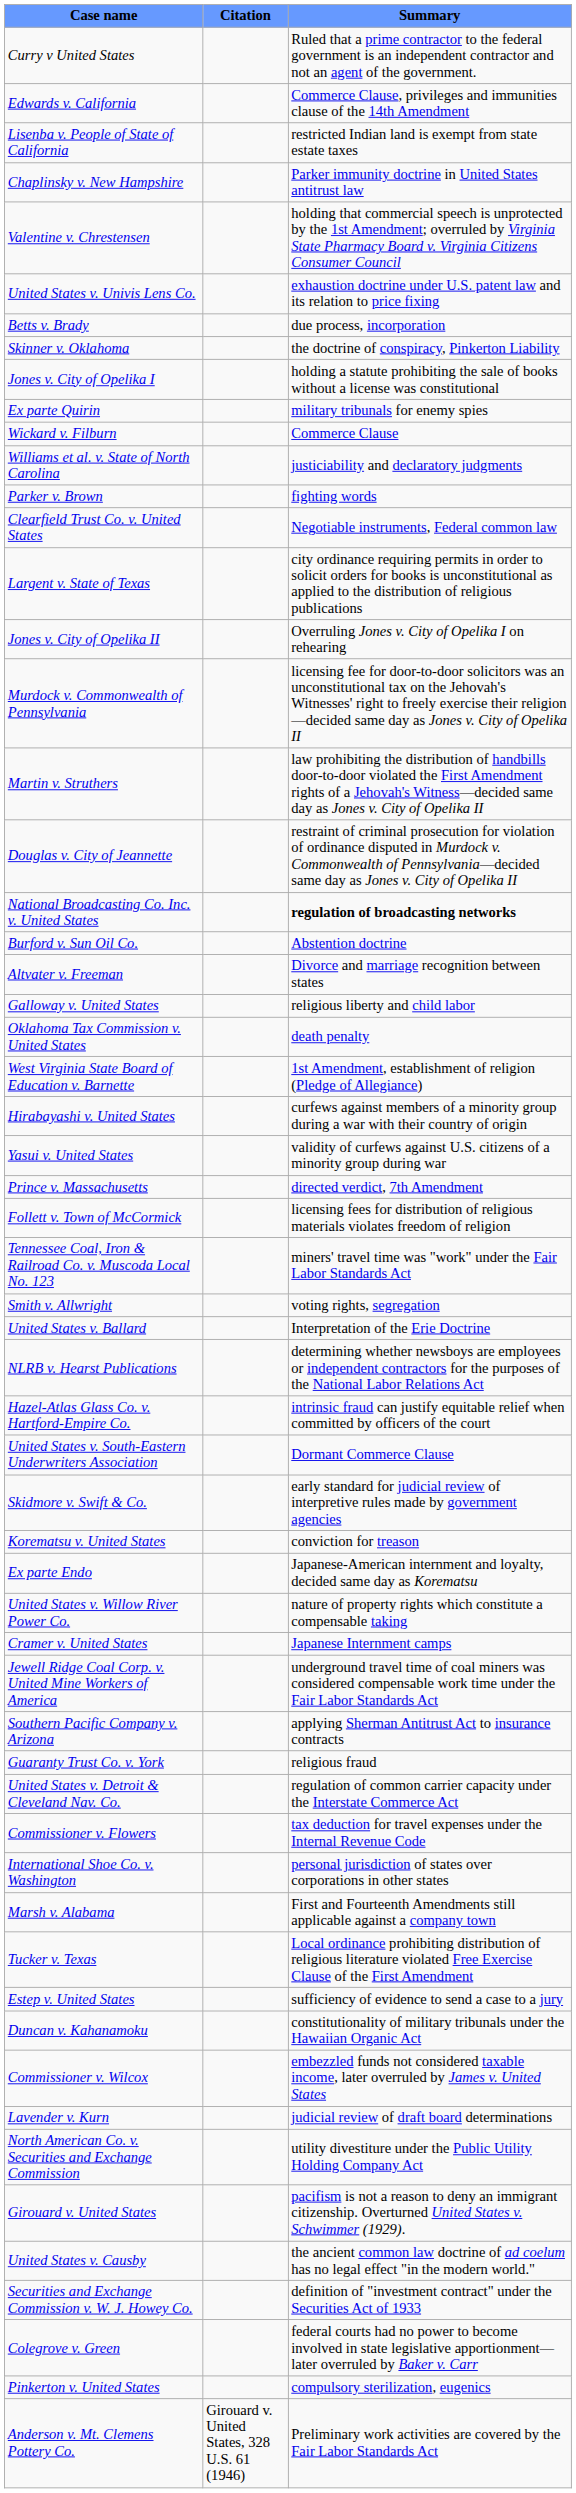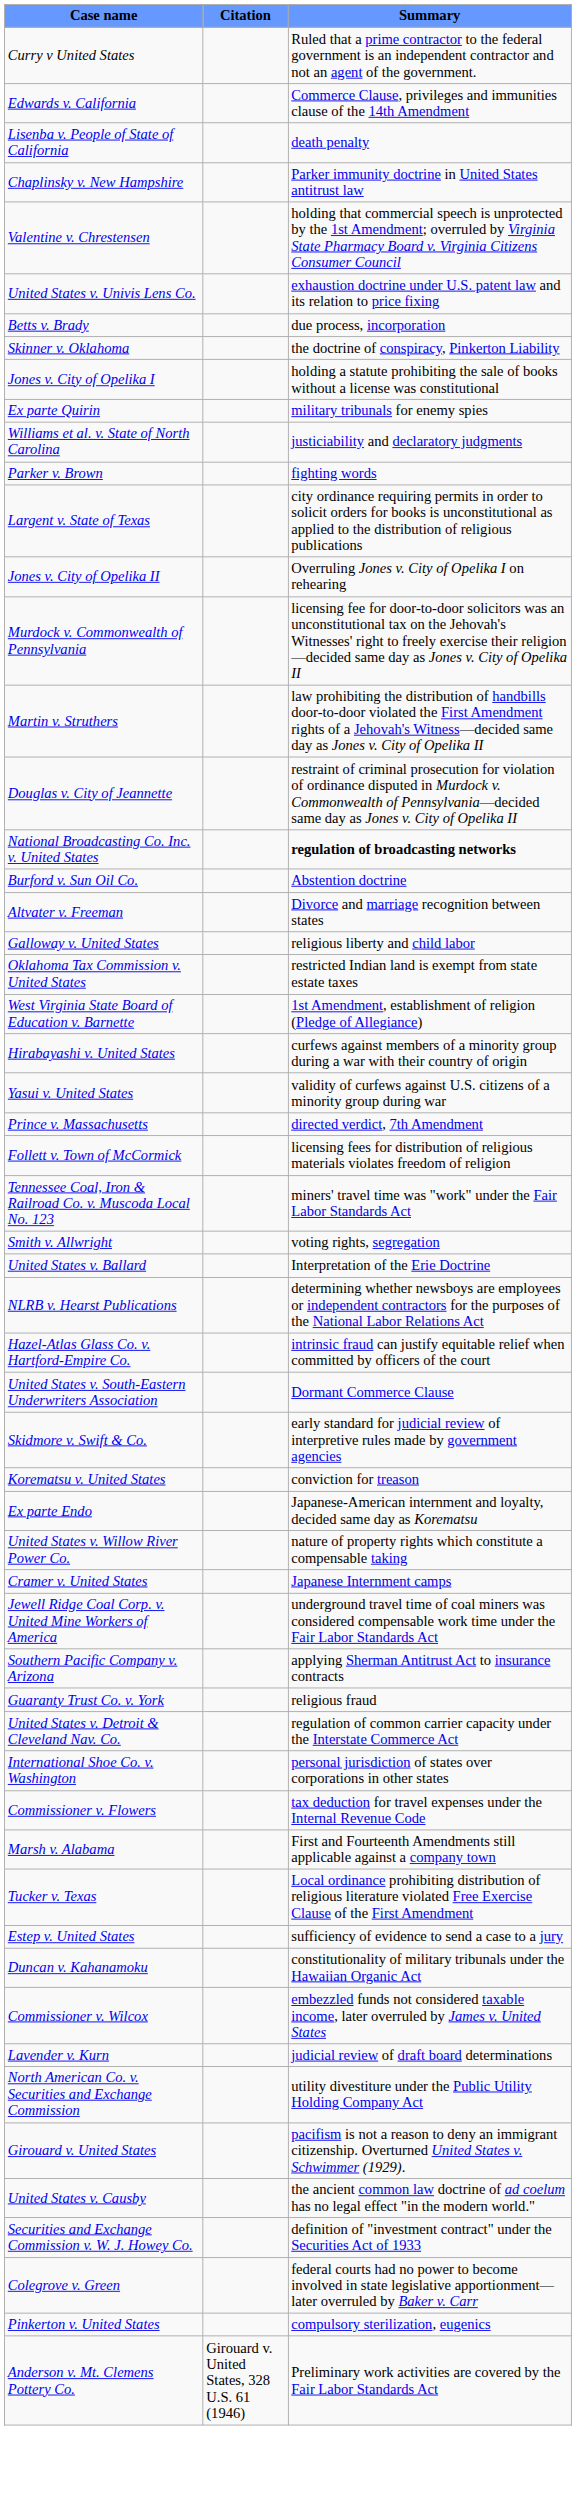(414, 142) restricted Indian land is exempt from state estate taxes -> (330, 142) death penalty
- row: (62, 433)
- row: (94, 527)
(330, 1037) death penalty -> (414, 974) restricted Indian land is exempt from state estate taxes
rows swapped: (81, 1872) <-> (82, 1833)
